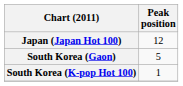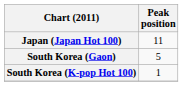(158, 40) 12 -> (158, 40) 11
